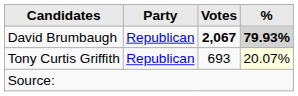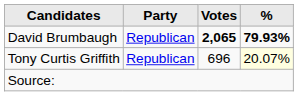(219, 37) 2,067 -> (219, 37) 2,065
(267, 37) lightgrey background -> (267, 37) no background
(219, 59) 693 -> (219, 59) 696
